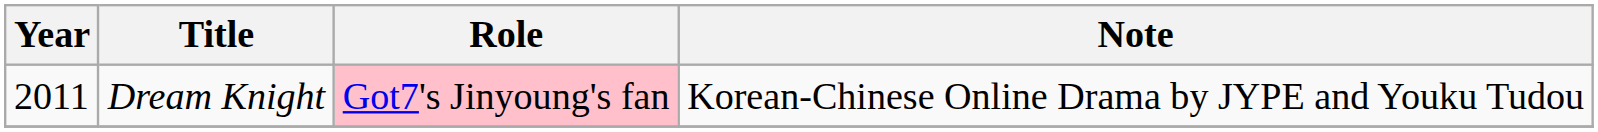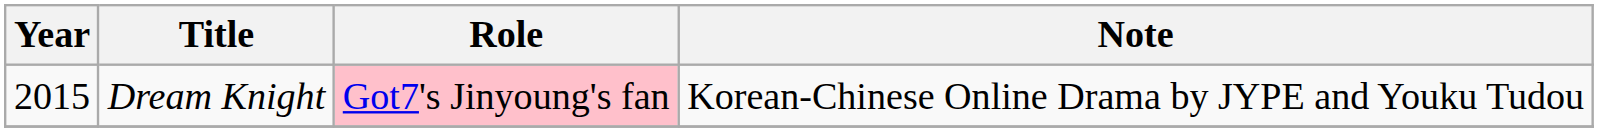(51, 95) 2011 -> (52, 95) 2015
